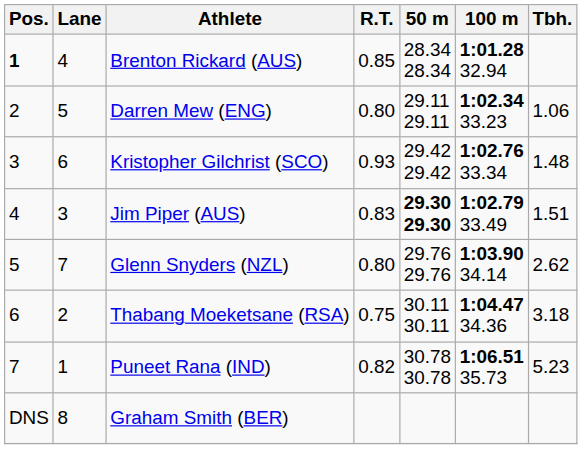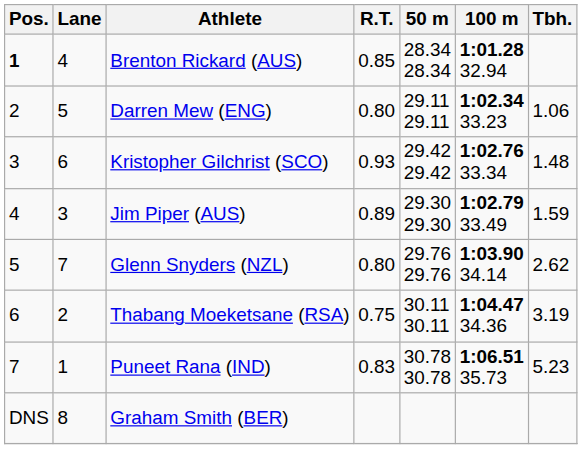(377, 213) 0.83 -> (377, 213) 0.89
(427, 213) bold -> (427, 213) normal
(551, 213) 1.51 -> (551, 213) 1.59
(551, 315) 3.18 -> (551, 315) 3.19
(377, 367) 0.82 -> (377, 367) 0.83
